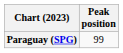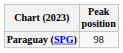(99, 39) 99 -> (99, 39) 98
